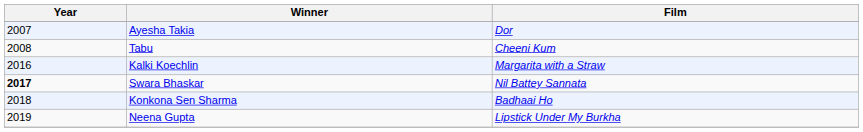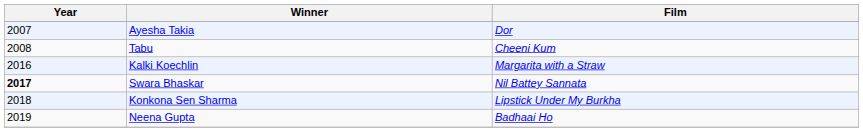(524, 100) Badhaai Ho -> (558, 100) Lipstick Under My Burkha
(558, 118) Lipstick Under My Burkha -> (524, 118) Badhaai Ho
